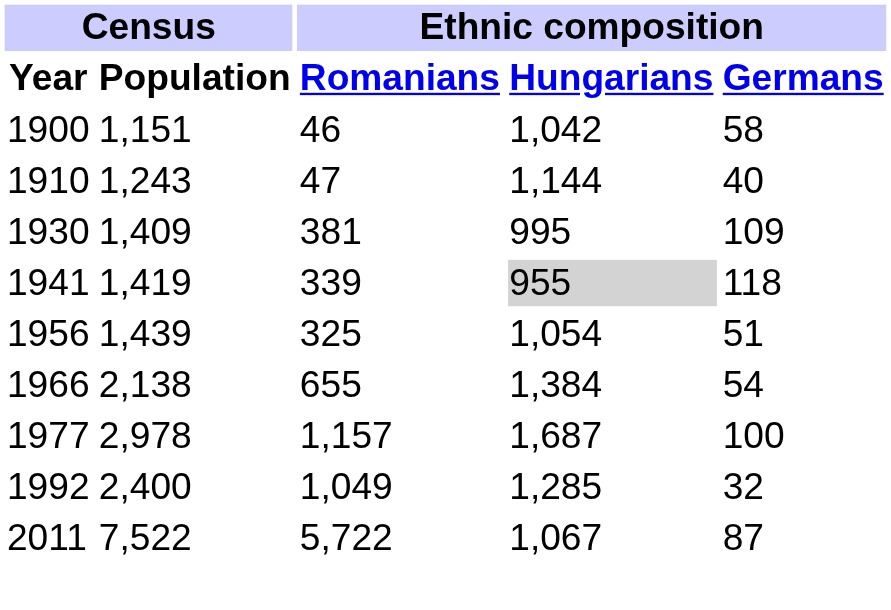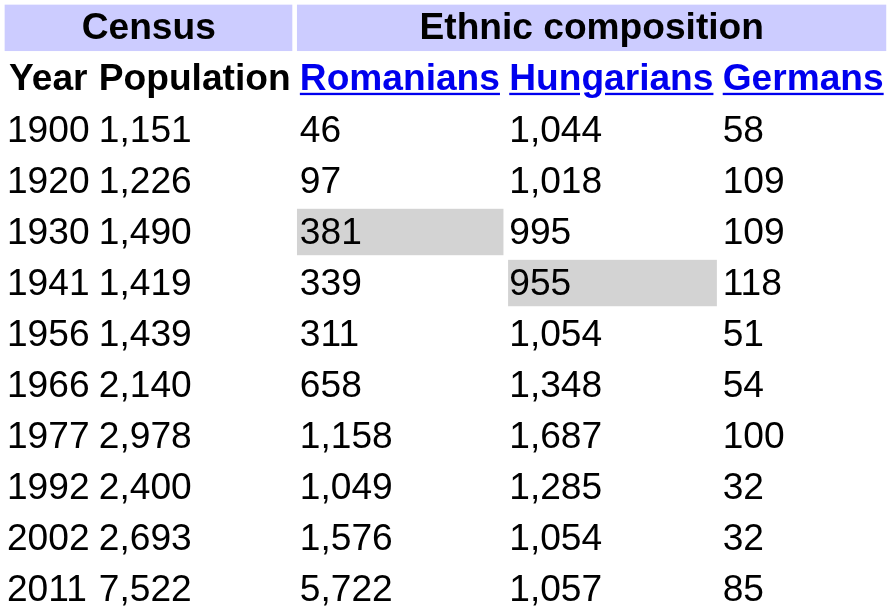(556, 129) 1,042 -> (556, 129) 1,044
- row: (48, 180)
+ row: (48, 180)
(145, 231) 1,409 -> (145, 231) 1,490
(331, 231) no background -> (331, 231) lightgrey background
(331, 333) 325 -> (329, 333) 311
(145, 384) 2,138 -> (145, 384) 2,140
(331, 384) 655 -> (331, 384) 658
(556, 384) 1,384 -> (556, 384) 1,348
(346, 435) 1,157 -> (346, 435) 1,158
+ row: (48, 537)
(556, 537) 1,067 -> (556, 588) 1,057
(743, 537) 87 -> (743, 588) 85
